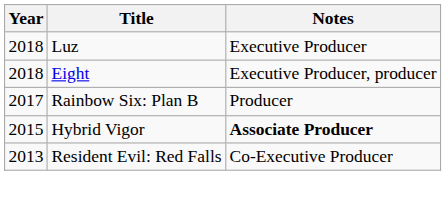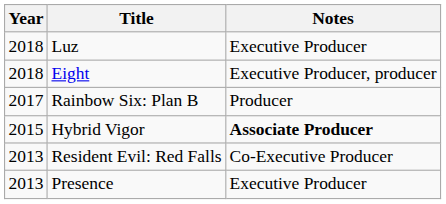+ row: (82, 184)
